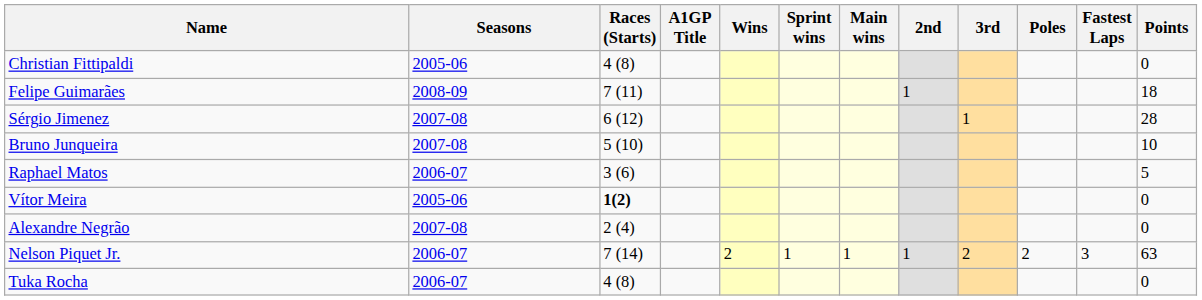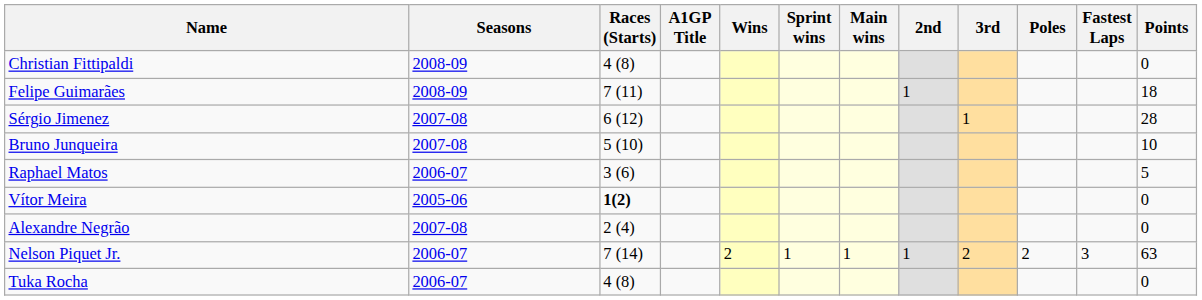(440, 64) 2005-06 -> (440, 64) 2008-09
